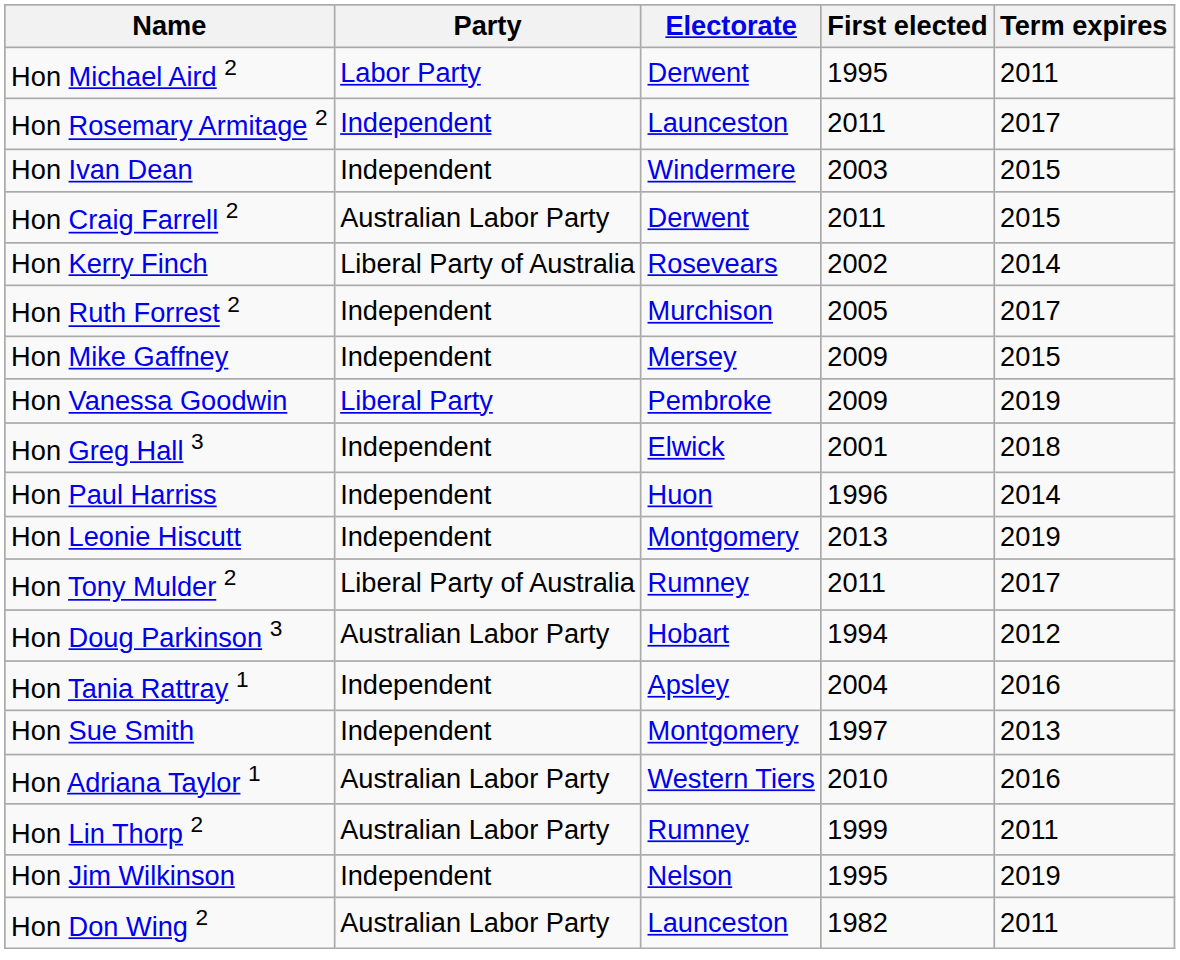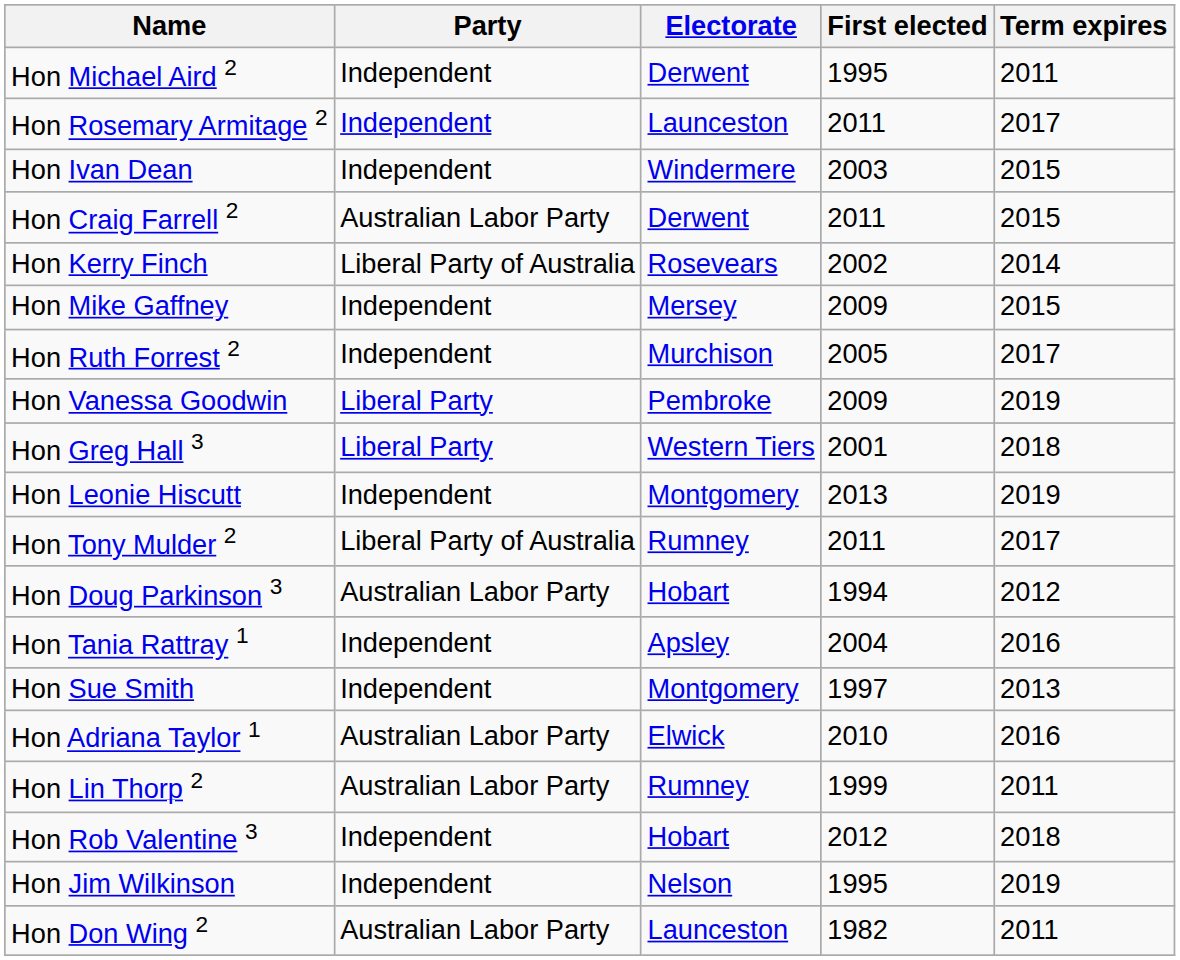(410, 72) Labor Party -> (416, 72) Independent
rows swapped: (126, 310) <-> (120, 357)
(416, 447) Independent -> (417, 447) Liberal Party
(686, 447) Elwick -> (731, 447) Western Tiers
- row: (114, 494)
(731, 778) Western Tiers -> (686, 735) Elwick
+ row: (134, 836)
